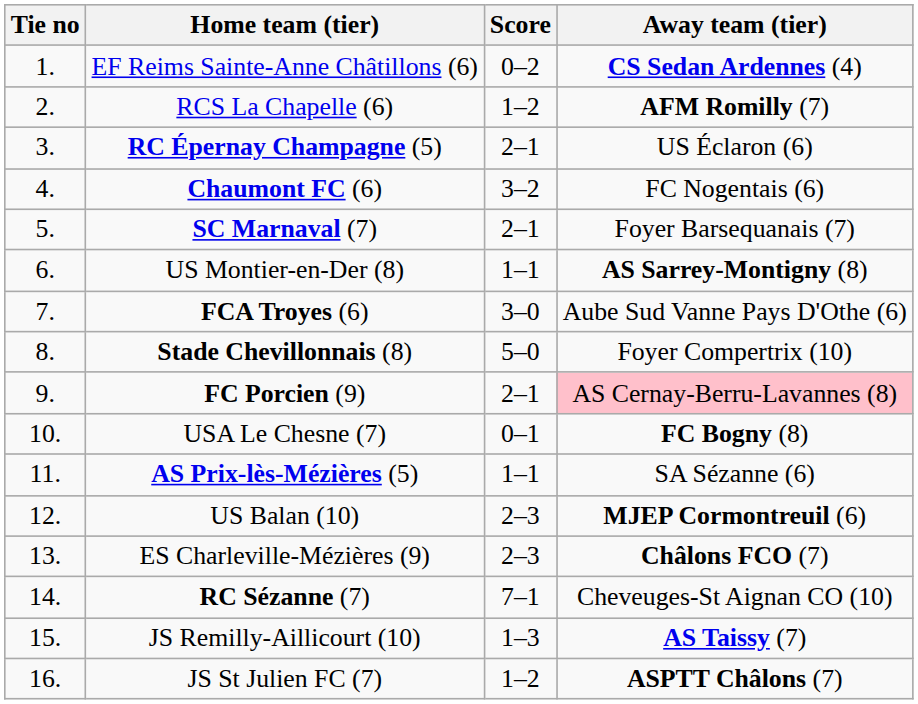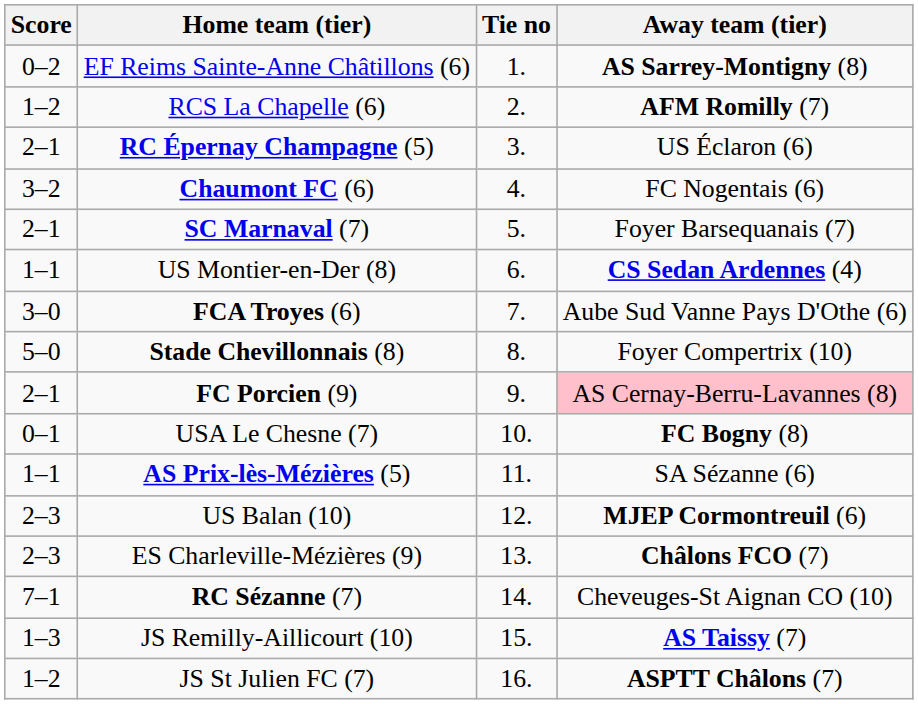columns swapped: (45, 24) <-> (520, 24)
(735, 65) CS Sedan Ardennes (4) -> (735, 65) AS Sarrey-Montigny (8)
(735, 270) AS Sarrey-Montigny (8) -> (735, 270) CS Sedan Ardennes (4)
